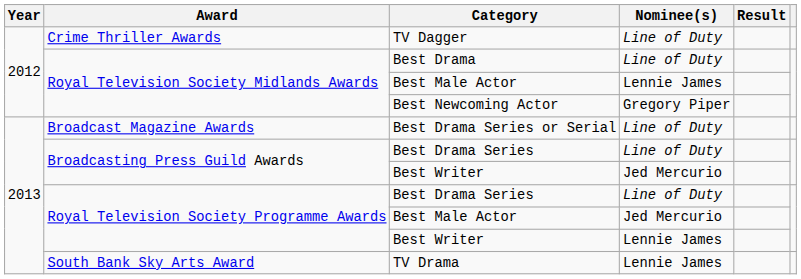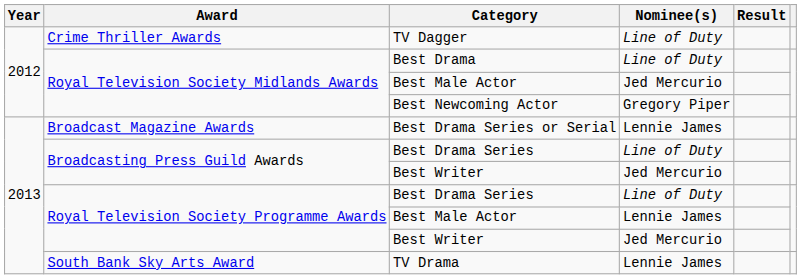(673, 83) Lennie James -> (673, 83) Jed Mercurio
(673, 128) Line of Duty -> (673, 128) Lennie James
(673, 218) Jed Mercurio -> (673, 218) Lennie James
(673, 240) Lennie James -> (673, 240) Jed Mercurio
